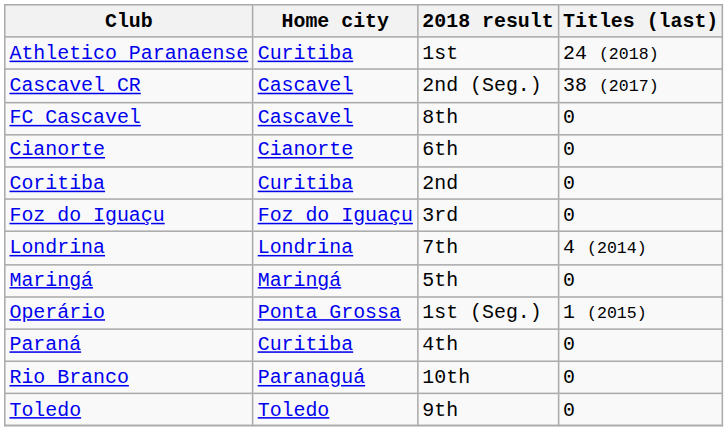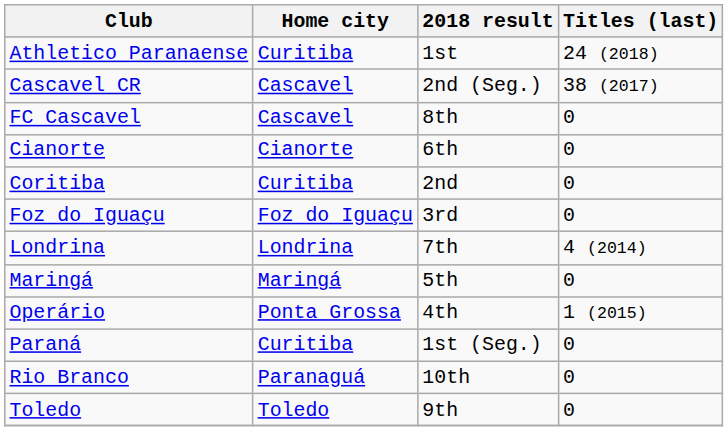(482, 313) 1st (Seg.) -> (440, 313) 4th
(440, 345) 4th -> (482, 345) 1st (Seg.)
